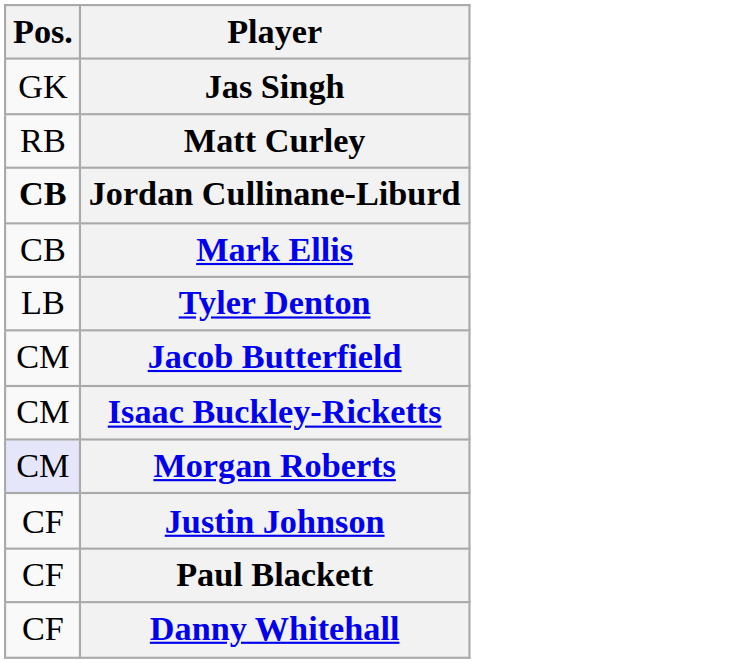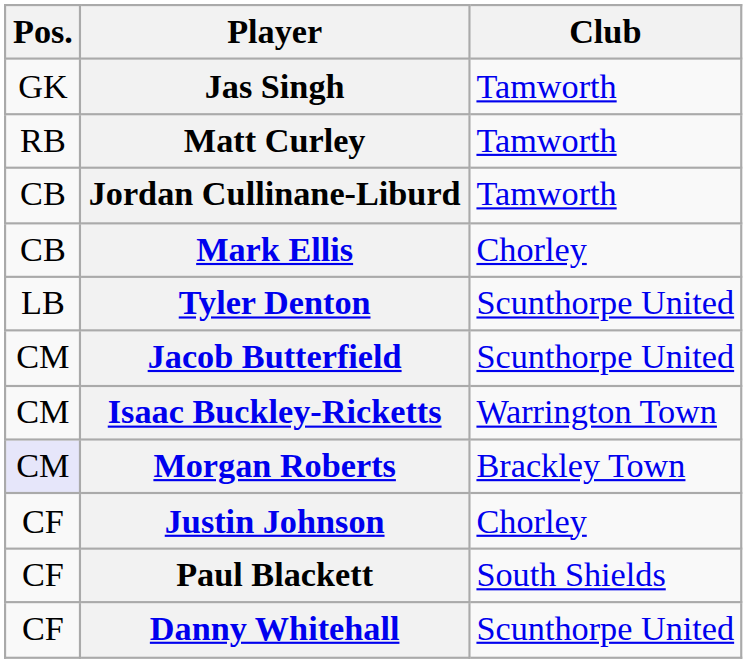+ column: (605, 31)
(43, 194) bold -> (43, 194) normal
